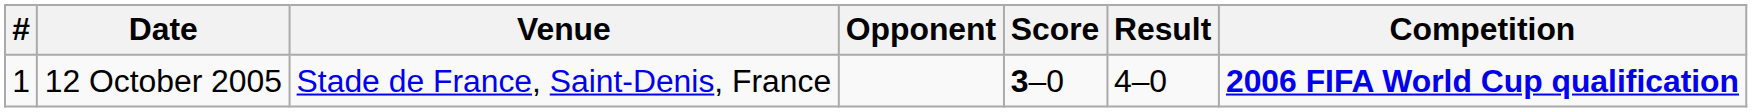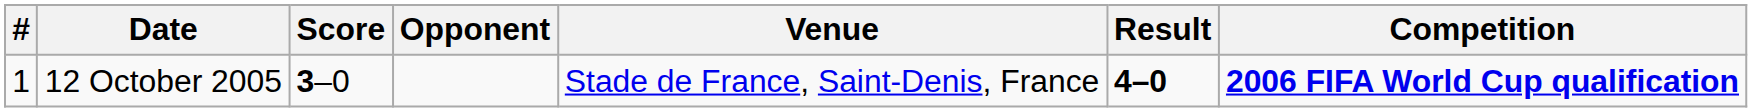columns swapped: (564, 29) <-> (1055, 29)
(1141, 80) normal -> (1141, 80) bold
